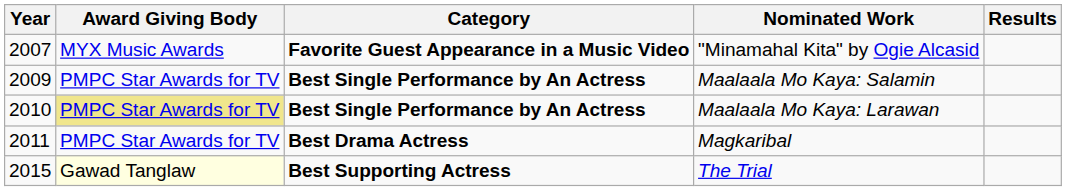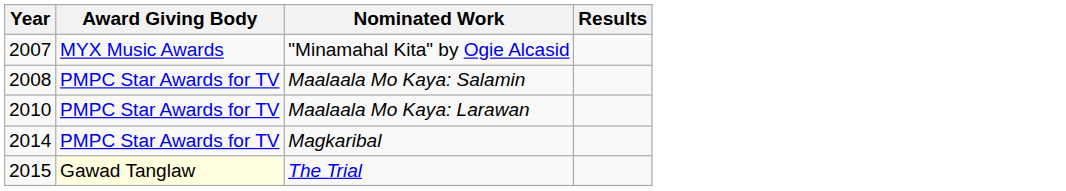- column: (489, 19)
(30, 79) 2009 -> (30, 79) 2008
(170, 110) khaki background -> (170, 110) no background
(29, 140) 2011 -> (30, 140) 2014
